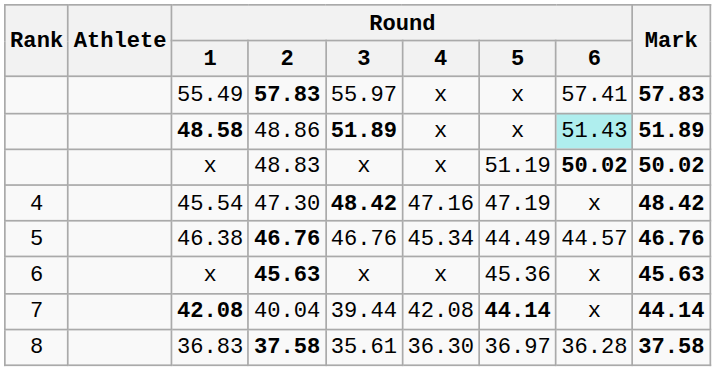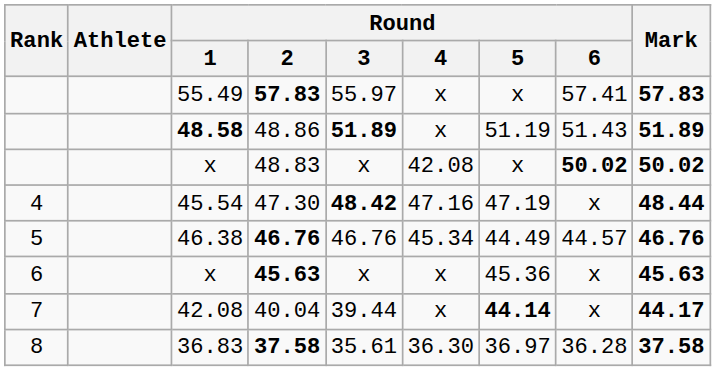(518, 131) x -> (518, 131) 51.19
(594, 131) paleturquoise background -> (594, 131) no background
(441, 167) x -> (441, 167) 42.08
(518, 167) 51.19 -> (518, 167) x
(671, 203) 48.42 -> (671, 203) 48.44
(210, 311) bold -> (210, 311) normal
(441, 311) 42.08 -> (441, 311) x
(671, 311) 44.14 -> (671, 311) 44.17
